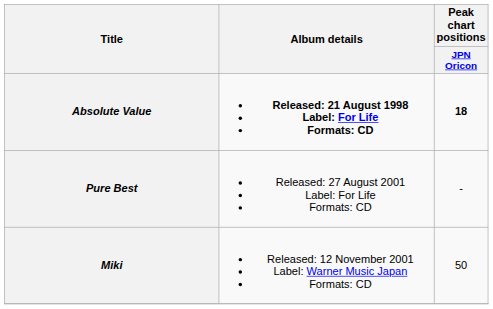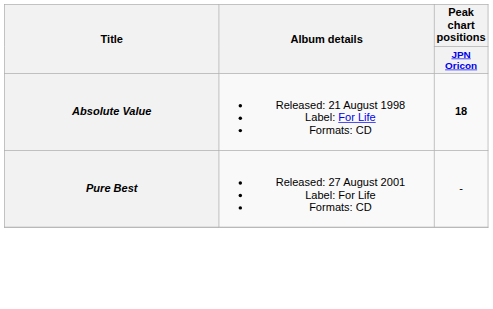(327, 118) bold -> (327, 118) normal
- row: (112, 265)
